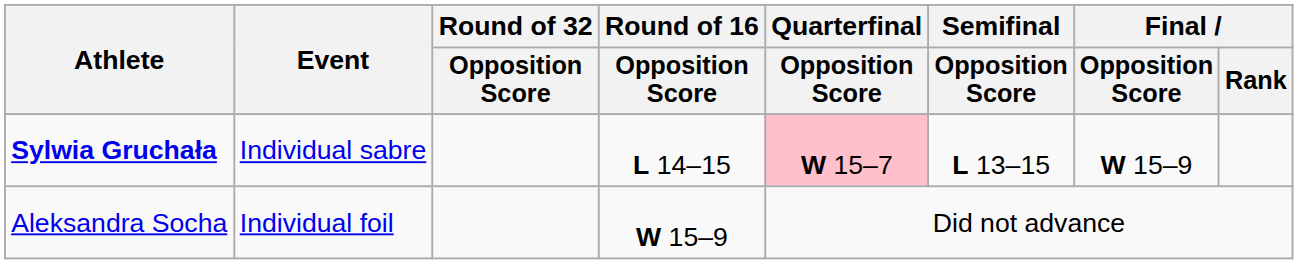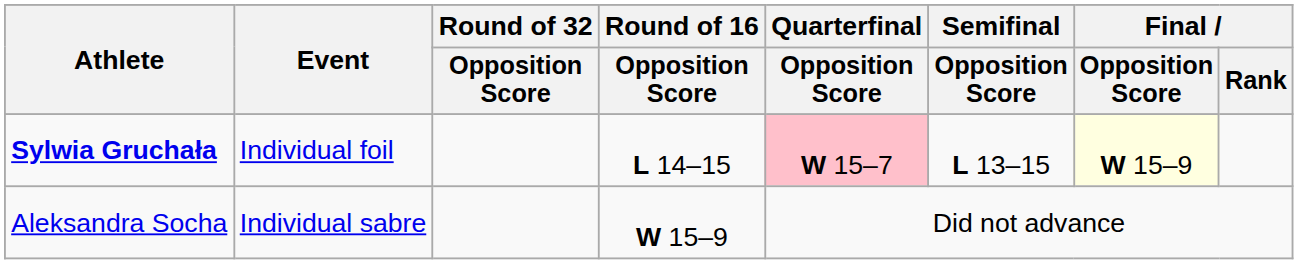(333, 151) Individual sabre -> (317, 151) Individual foil
(1146, 166) no background -> (1146, 166) lightyellow background
(317, 222) Individual foil -> (333, 222) Individual sabre
